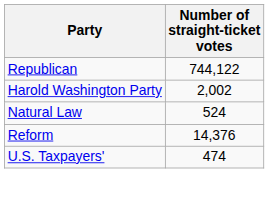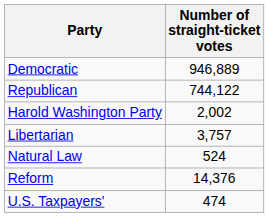+ row: (43, 68)
+ row: (41, 135)
